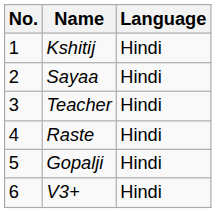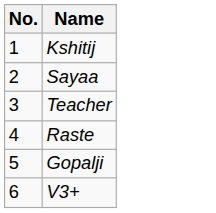- column: (163, 18)
